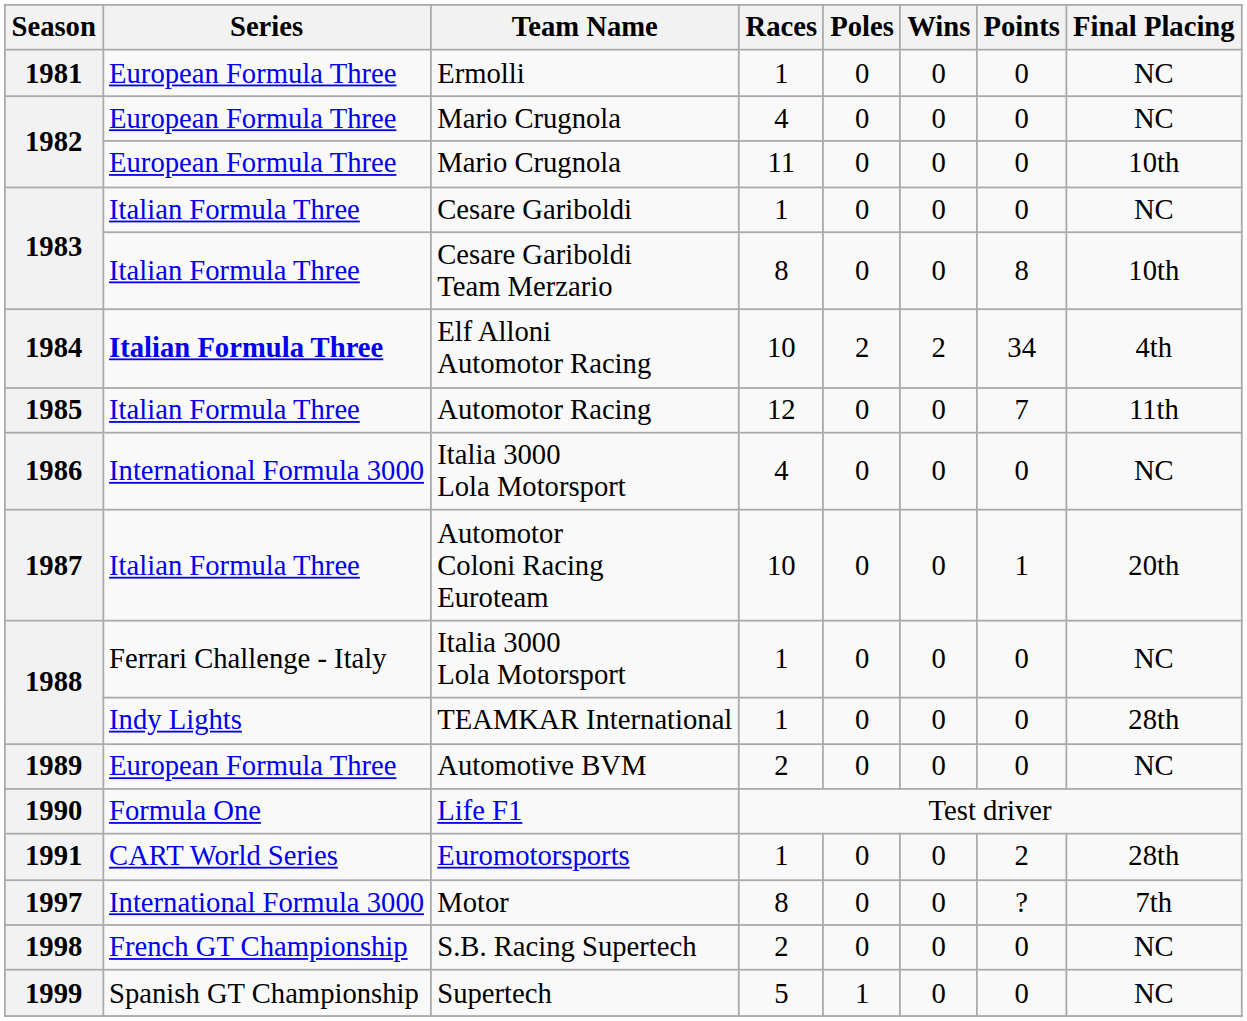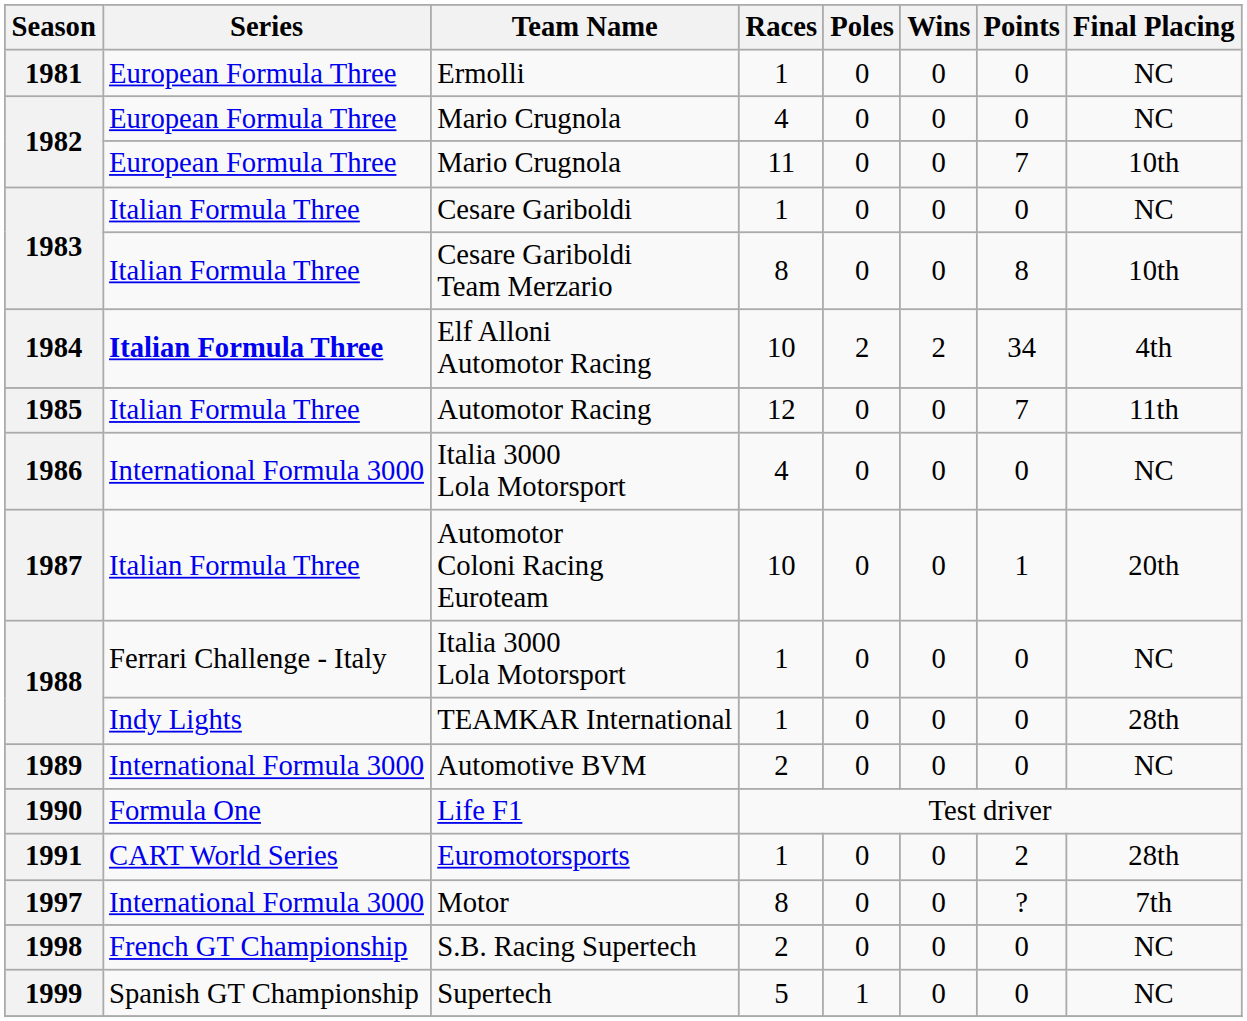(1022, 163) 0 -> (1022, 163) 7
(253, 765) European Formula Three -> (267, 765) International Formula 3000
